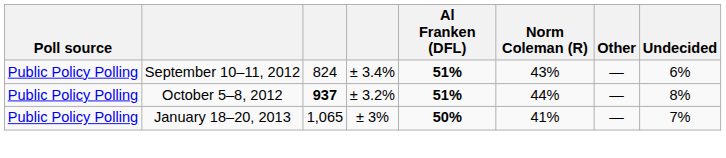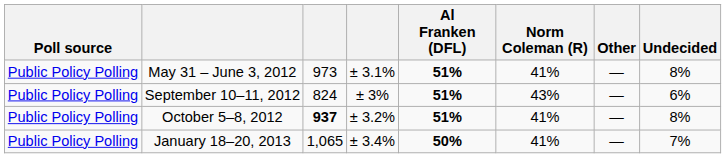+ row: (222, 71)
(372, 71) ± 3.4% -> (372, 94) ± 3%
(545, 94) 44% -> (545, 118) 41%
(372, 118) ± 3% -> (372, 141) ± 3.4%
